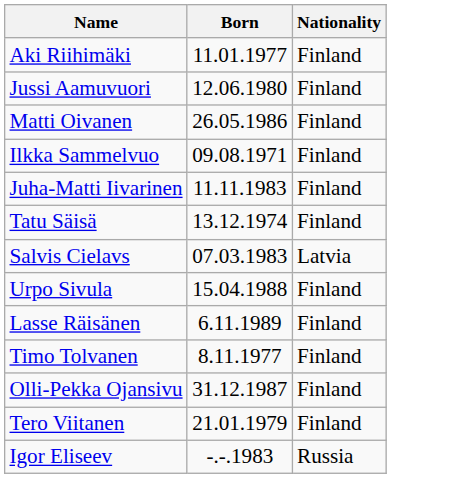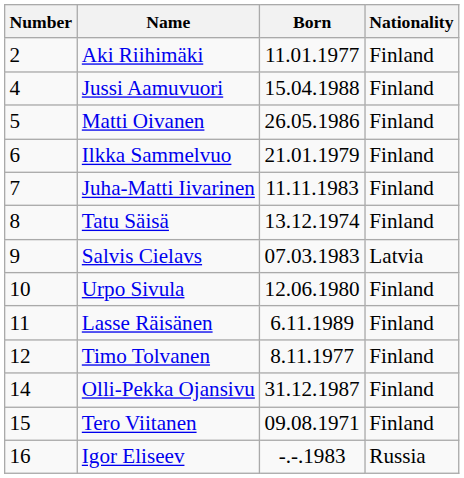+ column: (41, 22)
(240, 88) 12.06.1980 -> (312, 88) 15.04.1988
(240, 155) 09.08.1971 -> (312, 155) 21.01.1979
(240, 289) 15.04.1988 -> (312, 289) 12.06.1980
(240, 423) 21.01.1979 -> (312, 423) 09.08.1971
